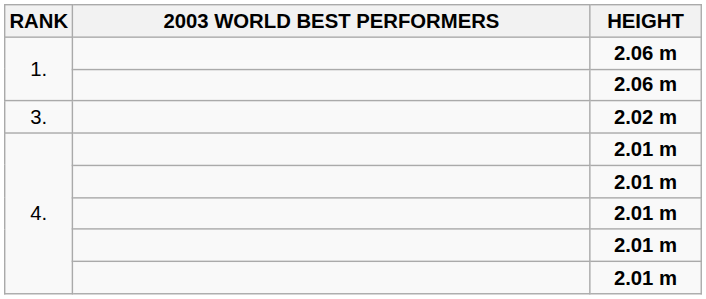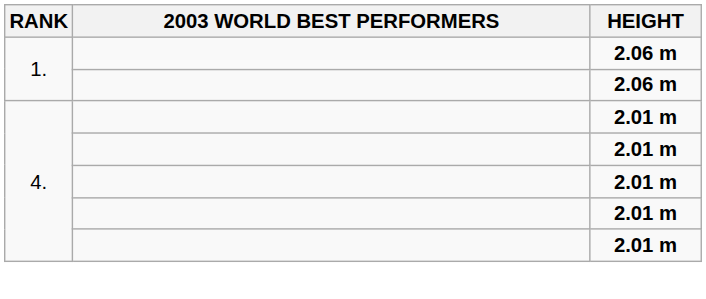- row: (39, 117)
